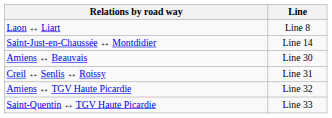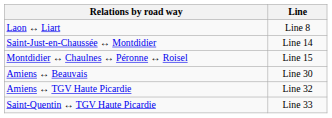+ row: (97, 58)
- row: (56, 74)
